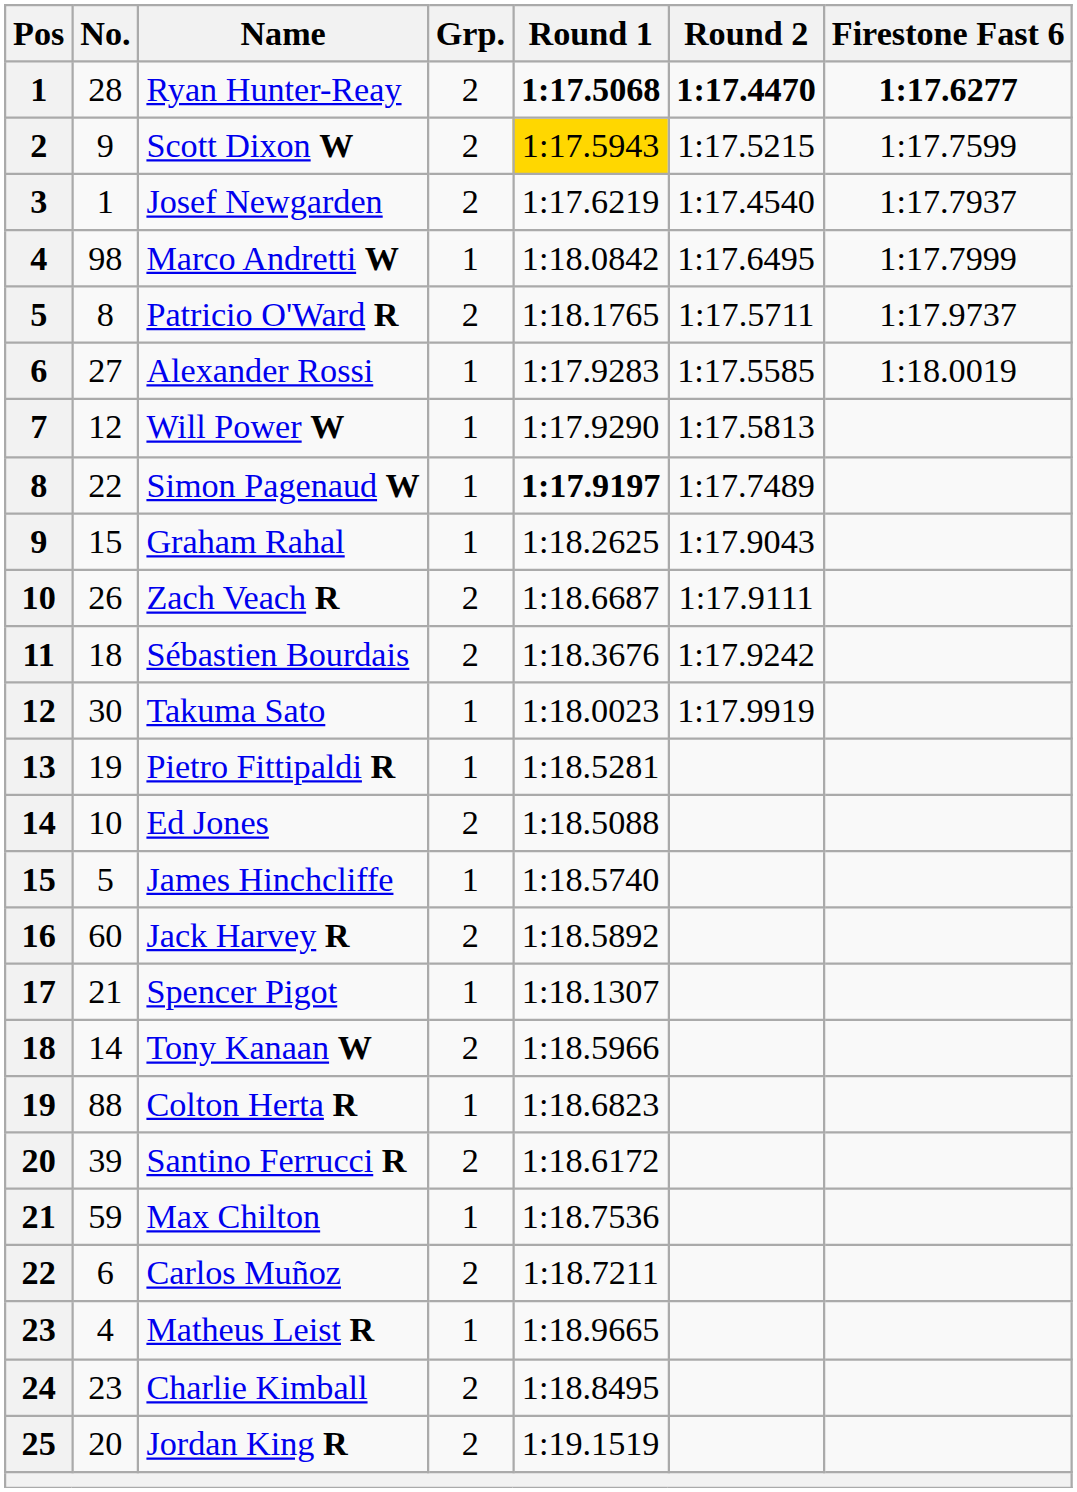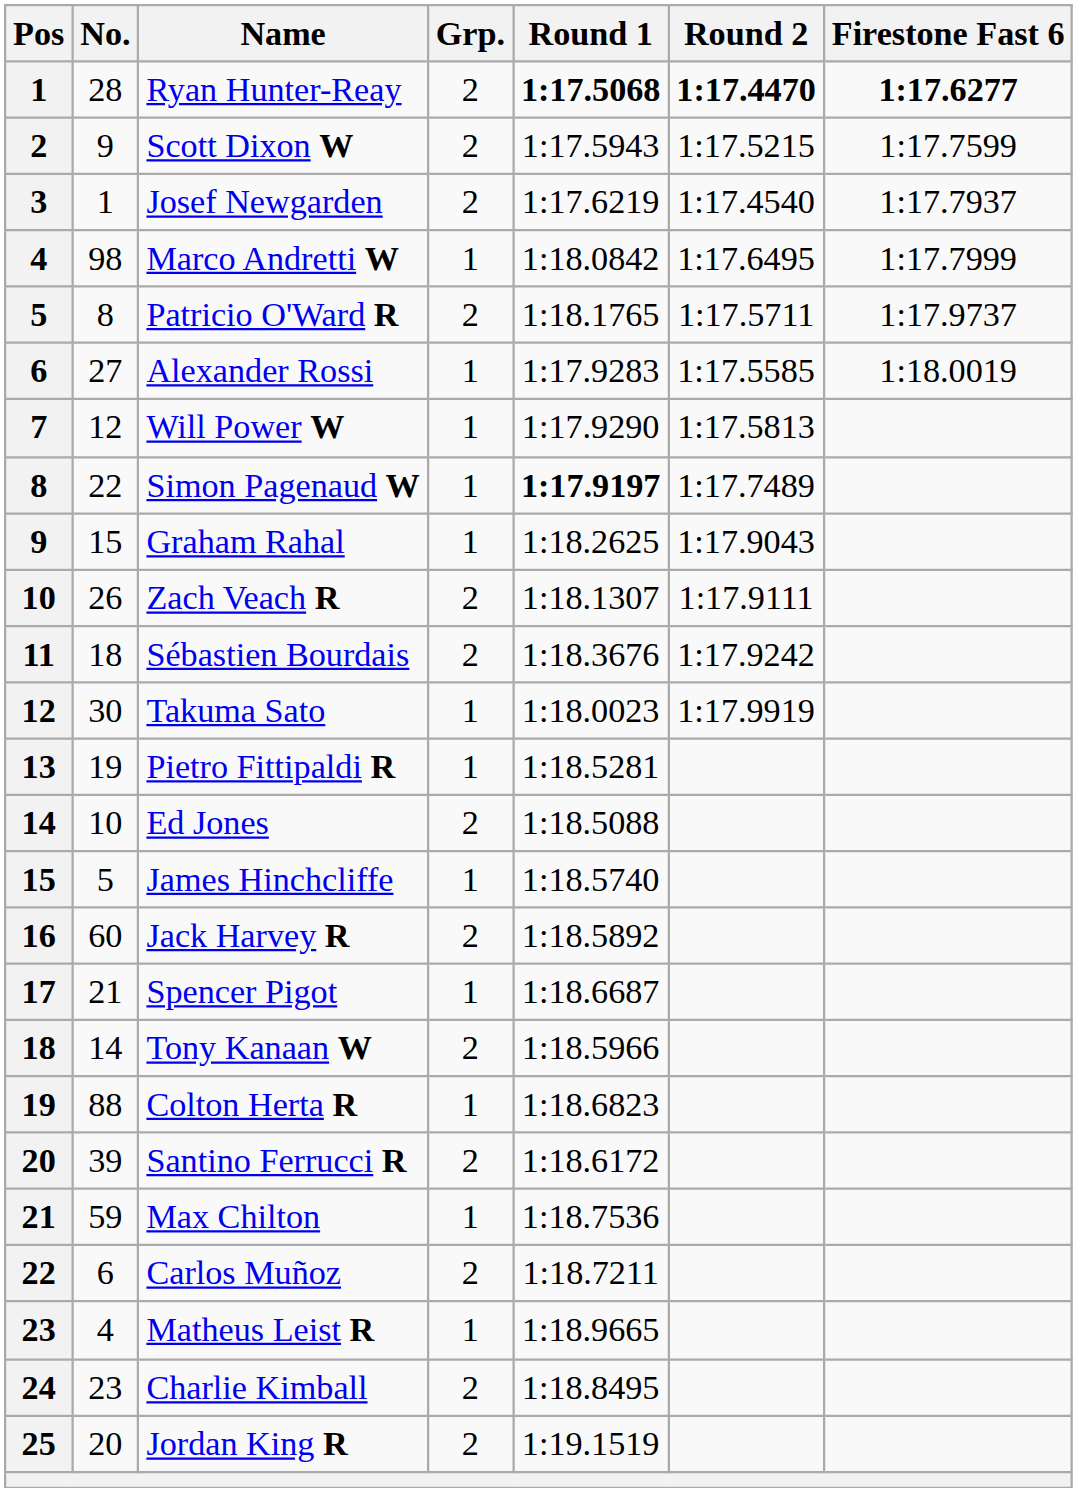(591, 145) gold background -> (591, 145) no background
(591, 596) 1:18.6687 -> (591, 596) 1:18.1307
(591, 991) 1:18.1307 -> (591, 991) 1:18.6687
